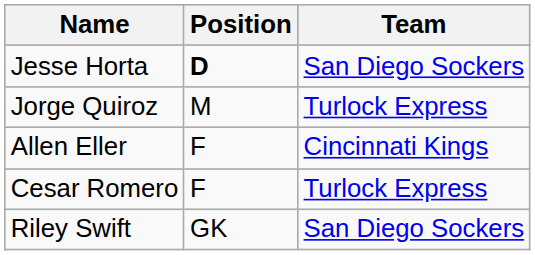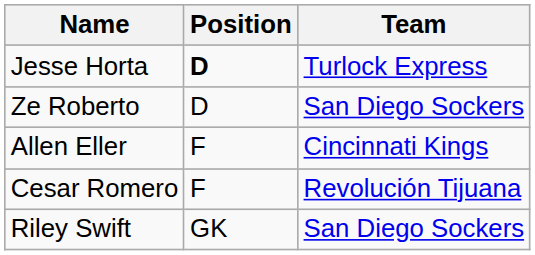(414, 65) San Diego Sockers -> (395, 65) Turlock Express
+ row: (75, 106)
- row: (84, 106)
(395, 188) Turlock Express -> (412, 188) Revolución Tijuana
